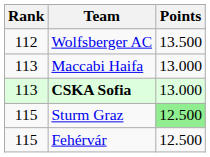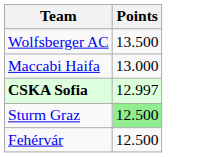- column: (26, 16)
(181, 90) 13.000 -> (137, 90) 12.997
